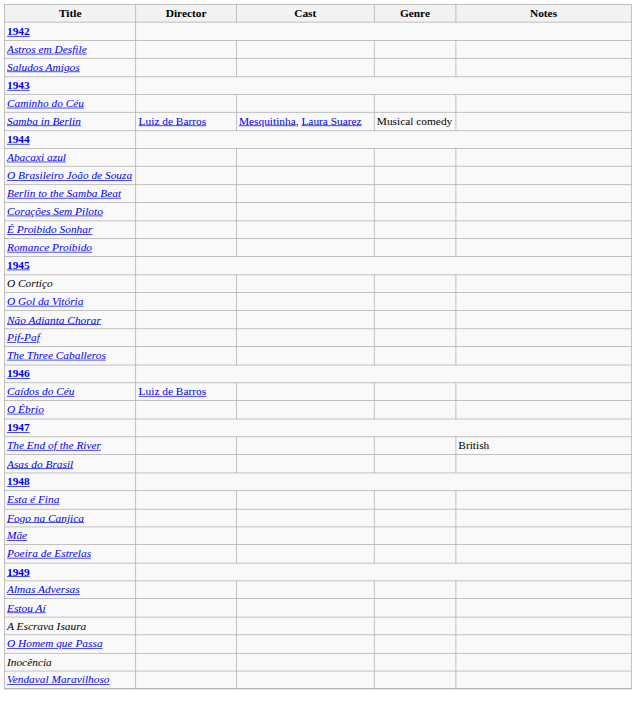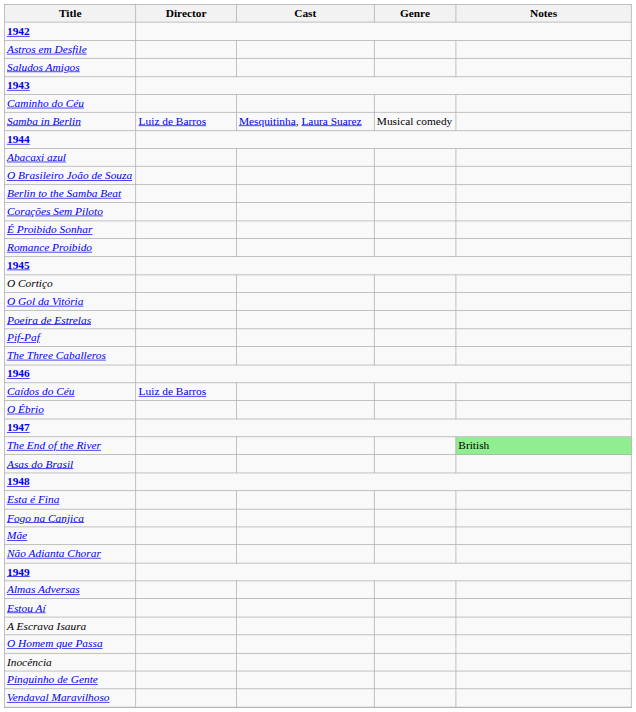rows swapped: (54, 319) <-> (49, 553)
(474, 445) no background -> (474, 445) lightgreen background
+ row: (52, 680)
